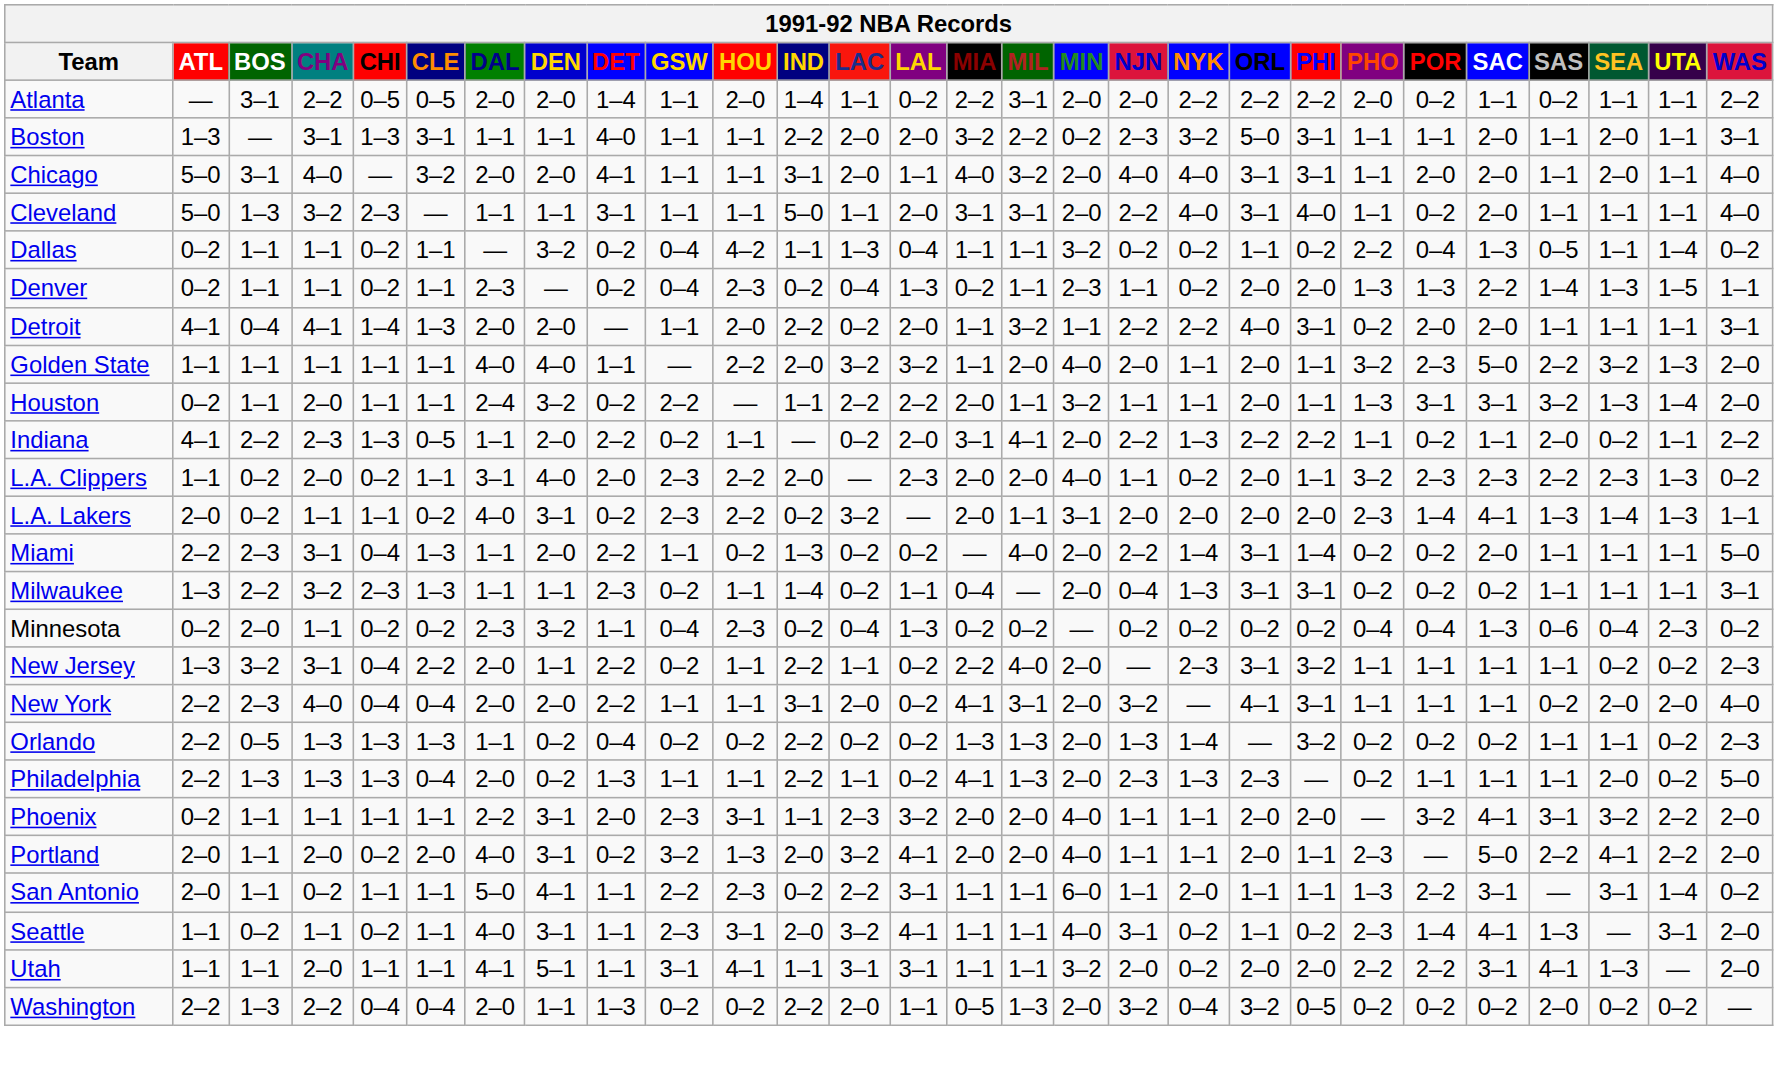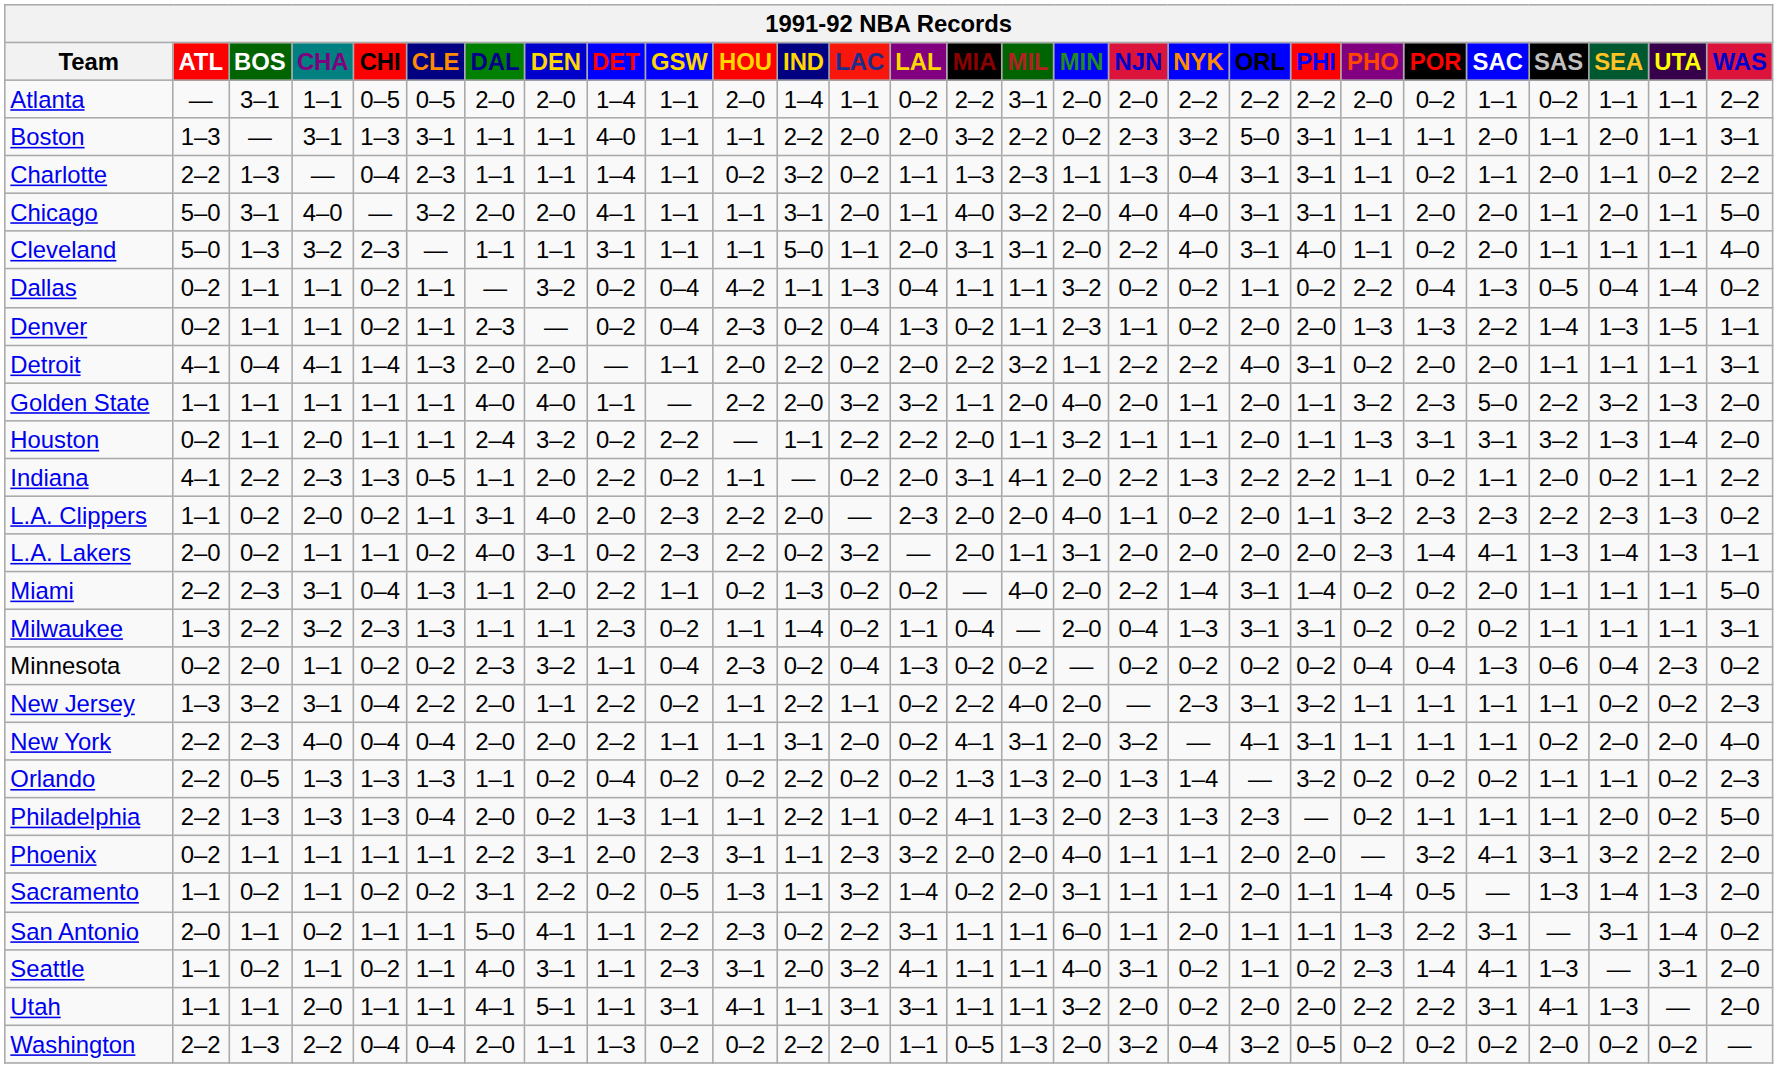(323, 99) 2–2 -> (323, 99) 1–1
+ row: (59, 175)
(1740, 175) 4–0 -> (1740, 213) 5–0
(1619, 251) 1–1 -> (1619, 288) 0–4
(975, 326) 1–1 -> (975, 364) 2–2
- row: (55, 855)
+ row: (75, 893)
